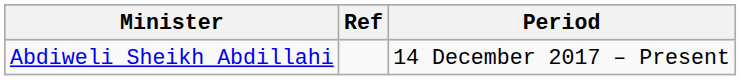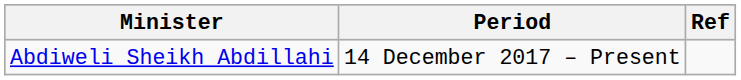columns swapped: (562, 22) <-> (363, 22)
